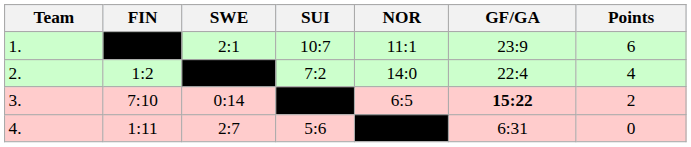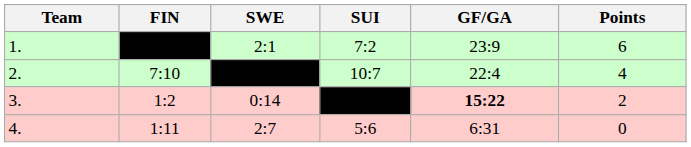- column: (402, 18)
(315, 45) 10:7 -> (365, 45) 7:2
(143, 73) 1:2 -> (165, 73) 7:10
(315, 73) 7:2 -> (365, 73) 10:7
(143, 100) 7:10 -> (165, 100) 1:2
